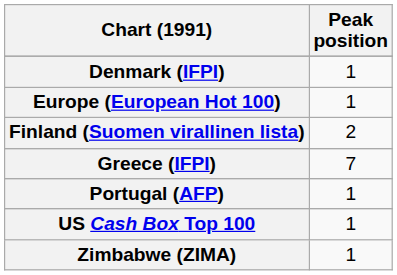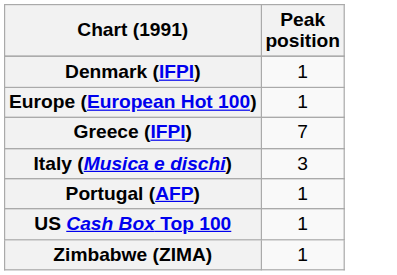- row: (157, 132)
+ row: (133, 163)
